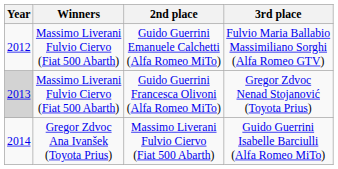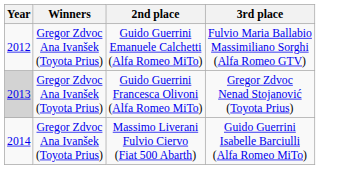(79, 47) Massimo Liverani Fulvio Ciervo (Fiat 500 Abarth) -> (69, 47) Gregor Zdvoc Ana Ivanšek (Toyota Prius)
(79, 94) Massimo Liverani Fulvio Ciervo (Fiat 500 Abarth) -> (69, 94) Gregor Zdvoc Ana Ivanšek (Toyota Prius)
